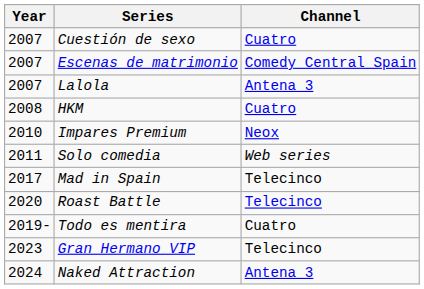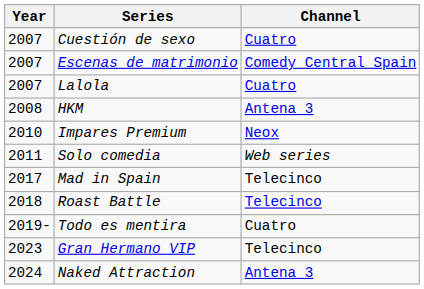(279, 86) Antena 3 -> (270, 86) Cuatro
(270, 109) Cuatro -> (279, 109) Antena 3
(25, 203) 2020 -> (25, 203) 2018
